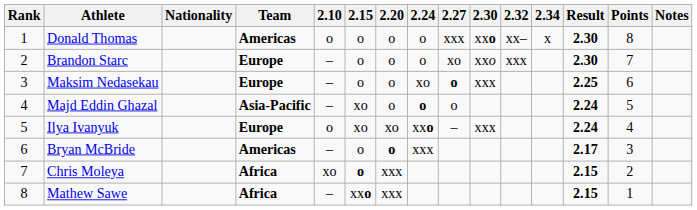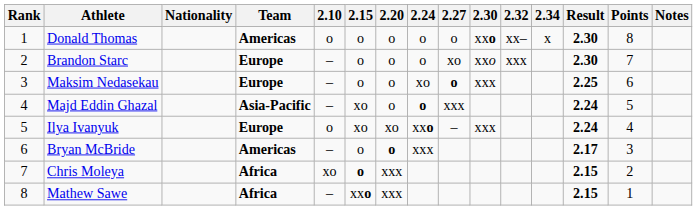(454, 37) xxx -> (454, 37) o
(454, 104) o -> (454, 104) xxx
